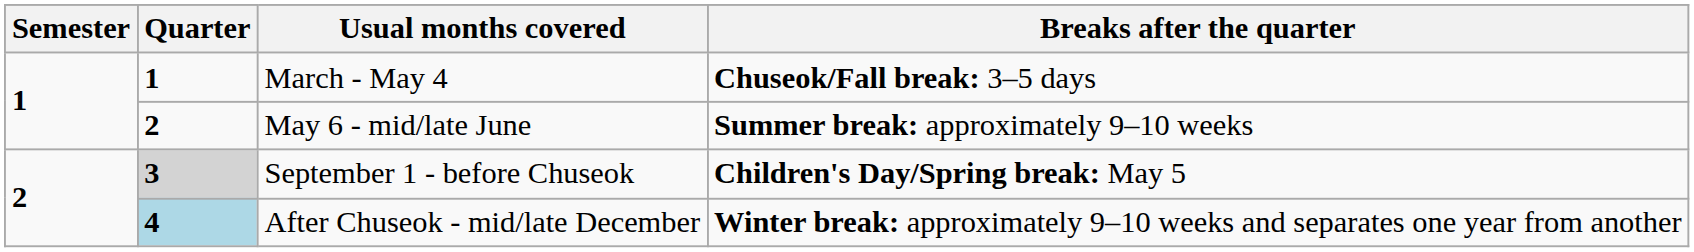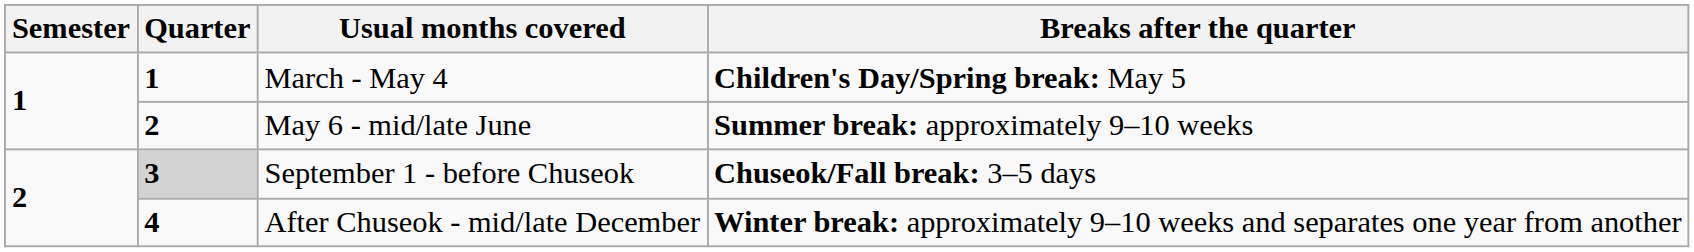(905, 76) Chuseok/Fall break: 3–5 days -> (950, 76) Children's Day/Spring break: May 5
(950, 173) Children's Day/Spring break: May 5 -> (905, 173) Chuseok/Fall break: 3–5 days
(152, 221) lightblue background -> (152, 221) no background
